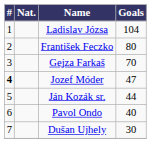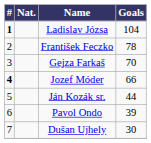(9, 29) normal -> (9, 29) bold
(131, 46) 80 -> (131, 46) 78
(131, 79) 47 -> (131, 79) 66
(131, 113) 40 -> (131, 113) 39
